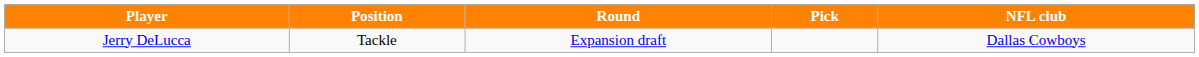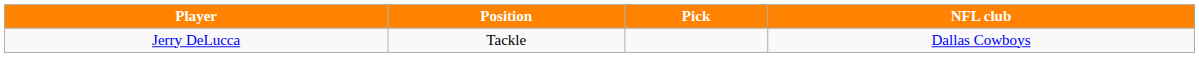- column: (618, 16)
